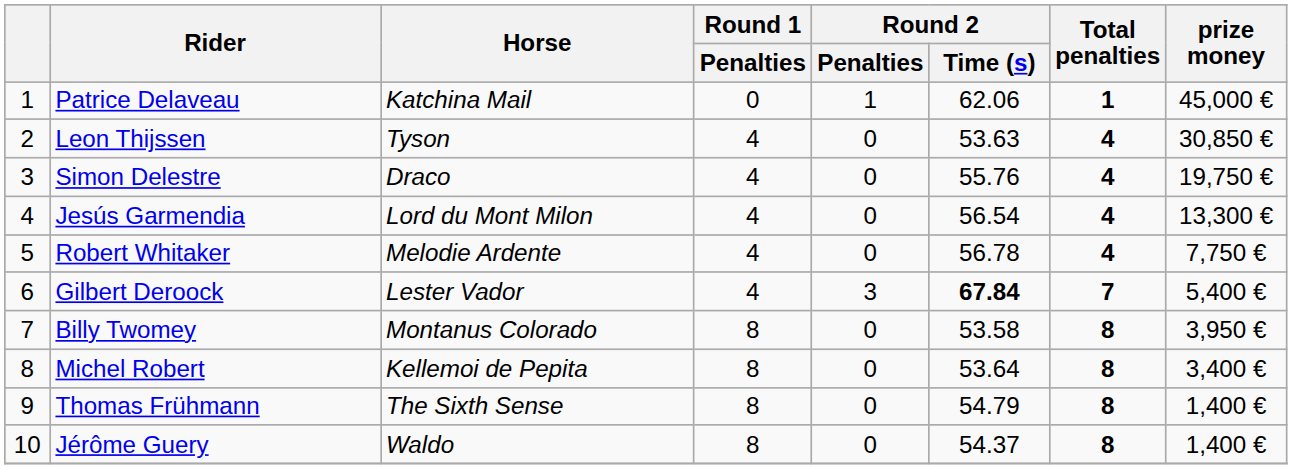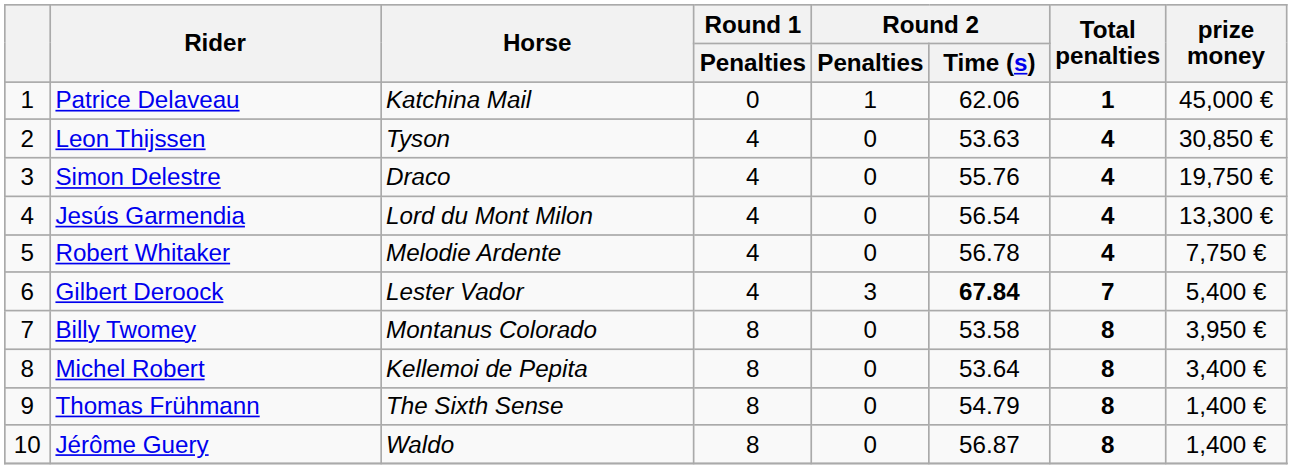(989, 445) 54.37 -> (989, 445) 56.87
